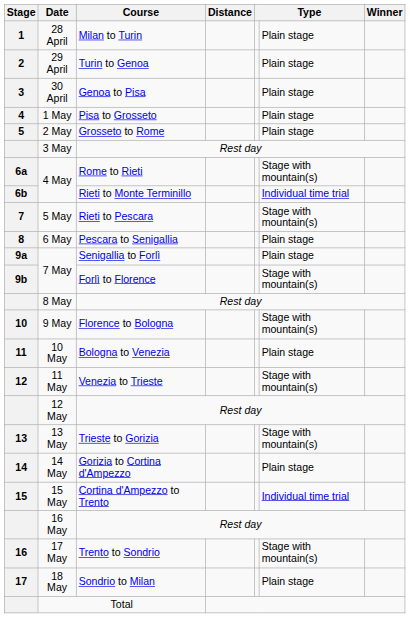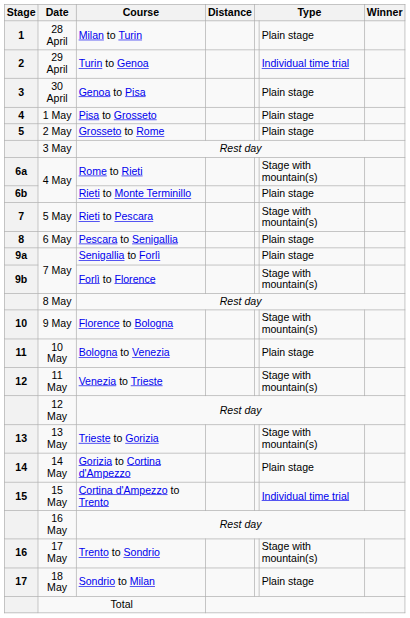(288, 64) Plain stage -> (305, 64) Individual time trial
(305, 194) Individual time trial -> (288, 194) Plain stage
